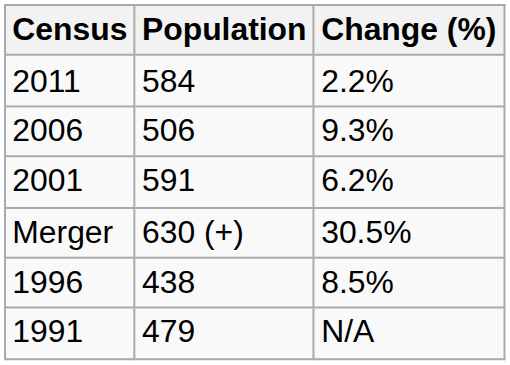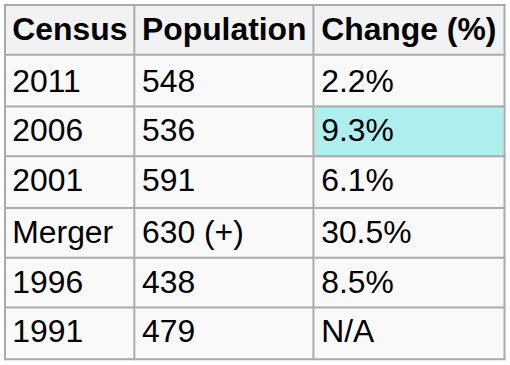(169, 80) 584 -> (169, 80) 548
(169, 130) 506 -> (169, 130) 536
(357, 130) no background -> (357, 130) paleturquoise background
(357, 181) 6.2% -> (357, 181) 6.1%
